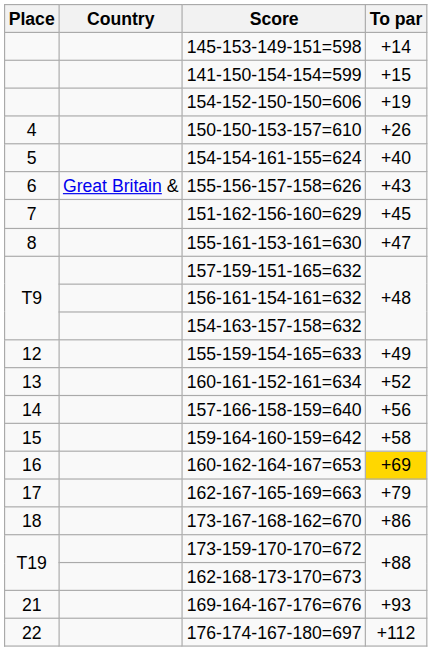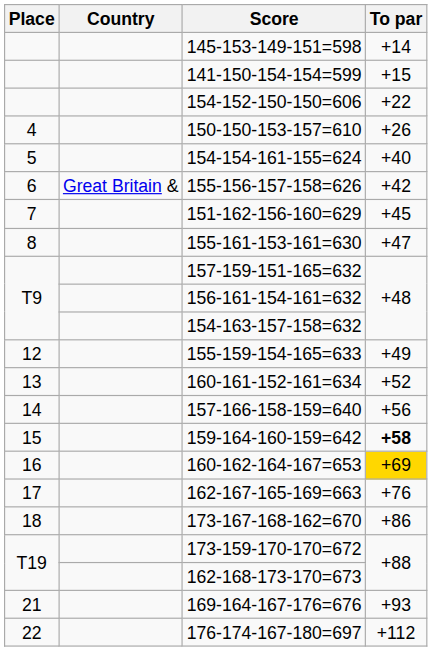(396, 102) +19 -> (396, 102) +22
(396, 186) +43 -> (396, 186) +42
(396, 437) normal -> (396, 437) bold
(396, 493) +79 -> (396, 493) +76
